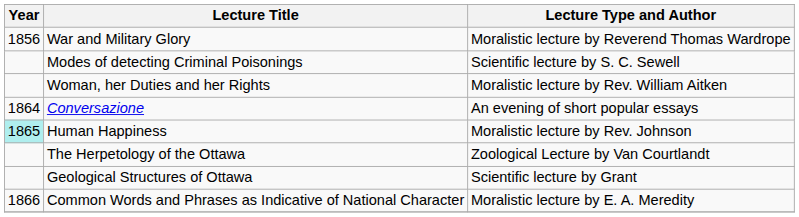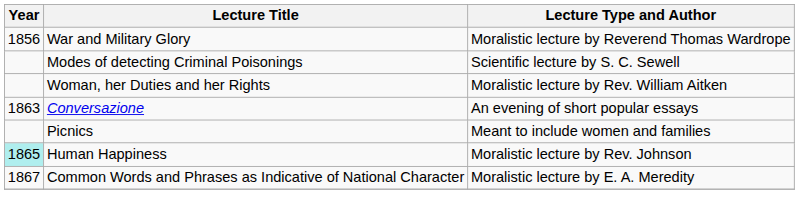(24, 108) 1864 -> (24, 108) 1863
+ row: (70, 131)
- row: (146, 154)
- row: (150, 177)
(24, 200) 1866 -> (24, 177) 1867
